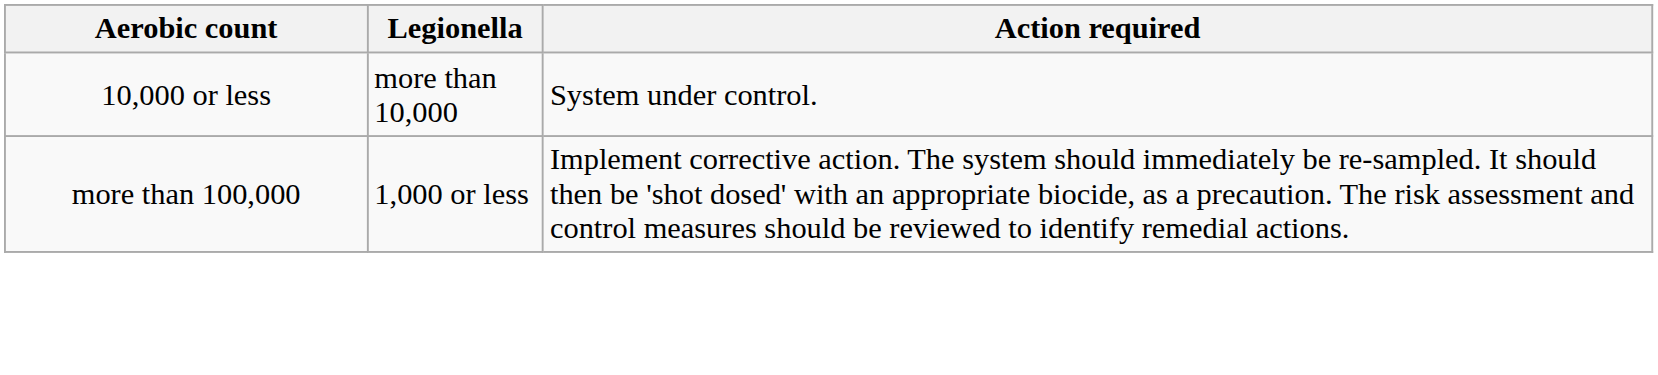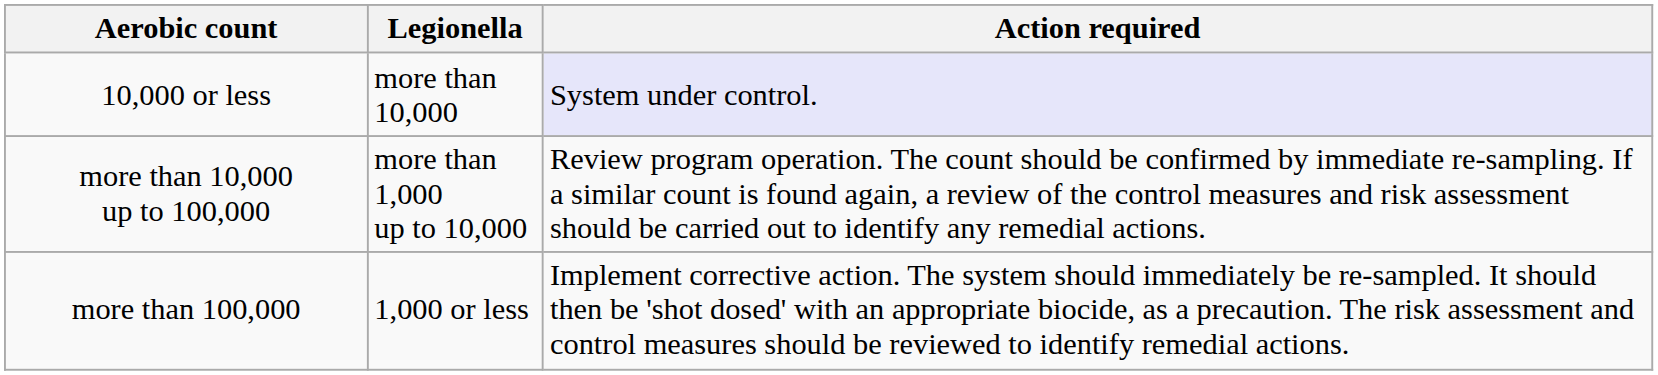(684, 93) no background -> (684, 93) lavender background
+ row: (186, 193)
